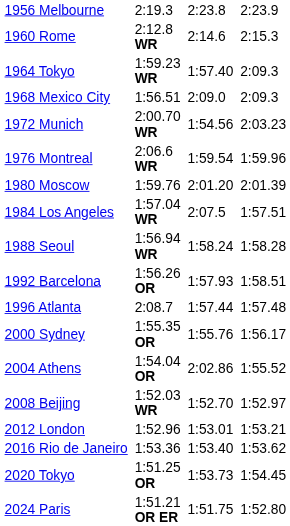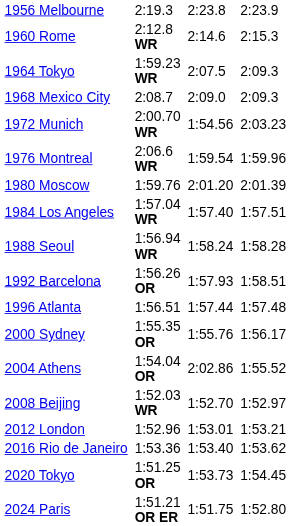(210, 71) 1:57.40 -> (207, 71) 2:07.5
(158, 98) 1:56.51 -> (154, 98) 2:08.7
(207, 212) 2:07.5 -> (210, 212) 1:57.40
(154, 307) 2:08.7 -> (158, 307) 1:56.51
